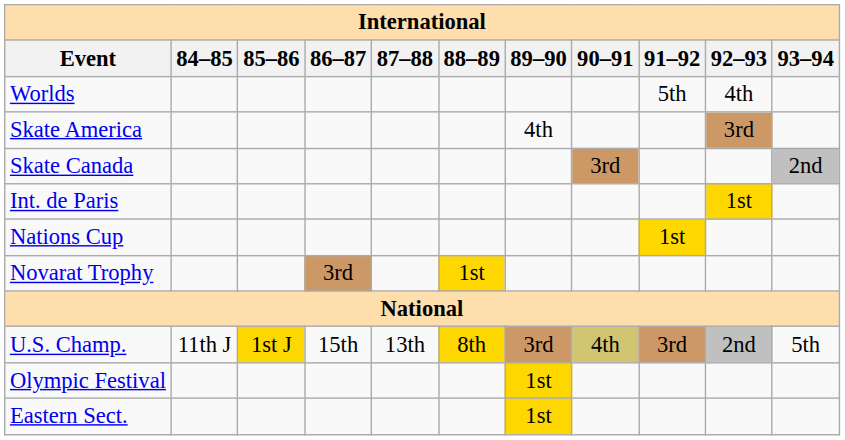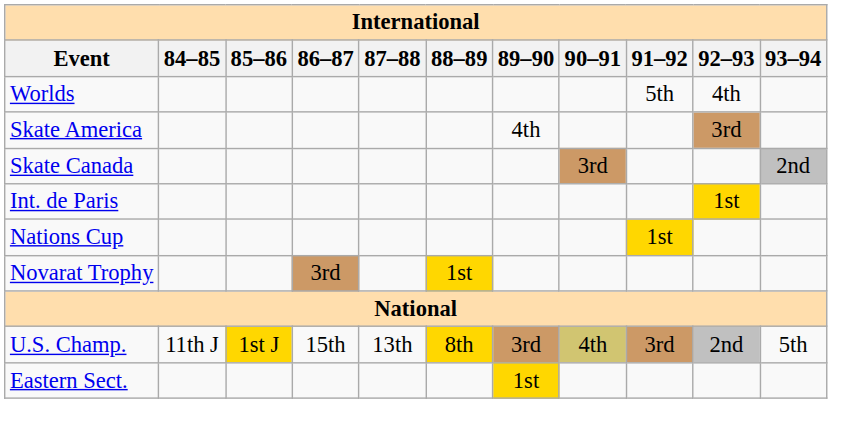- row: (88, 380)
